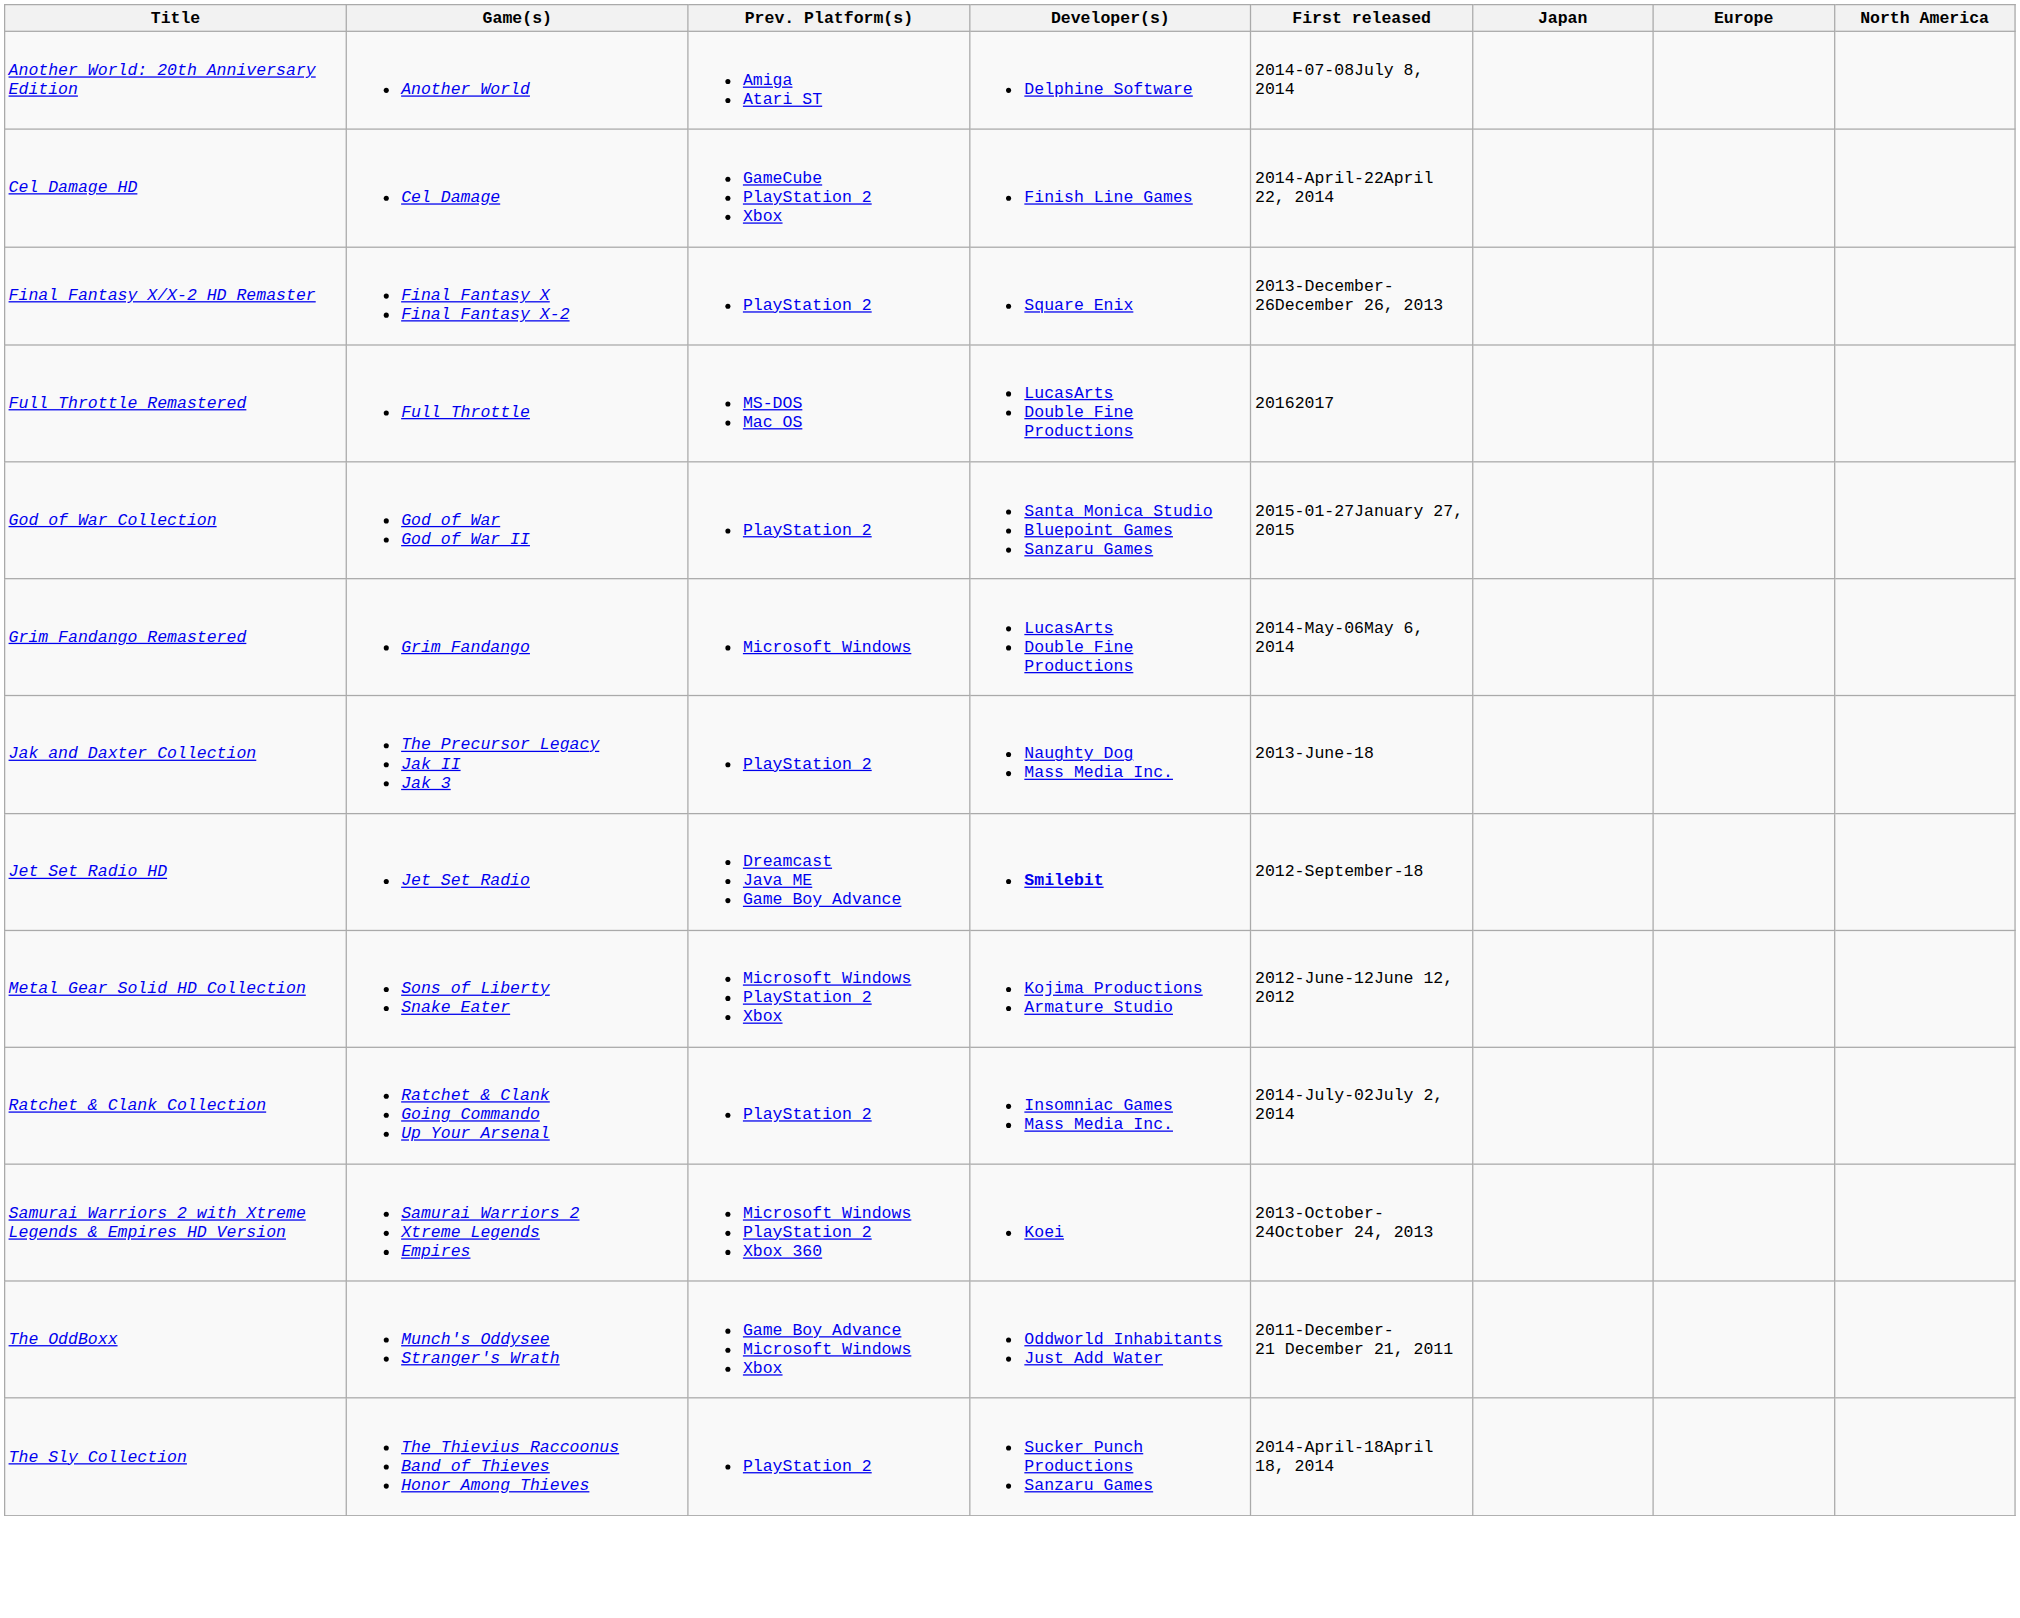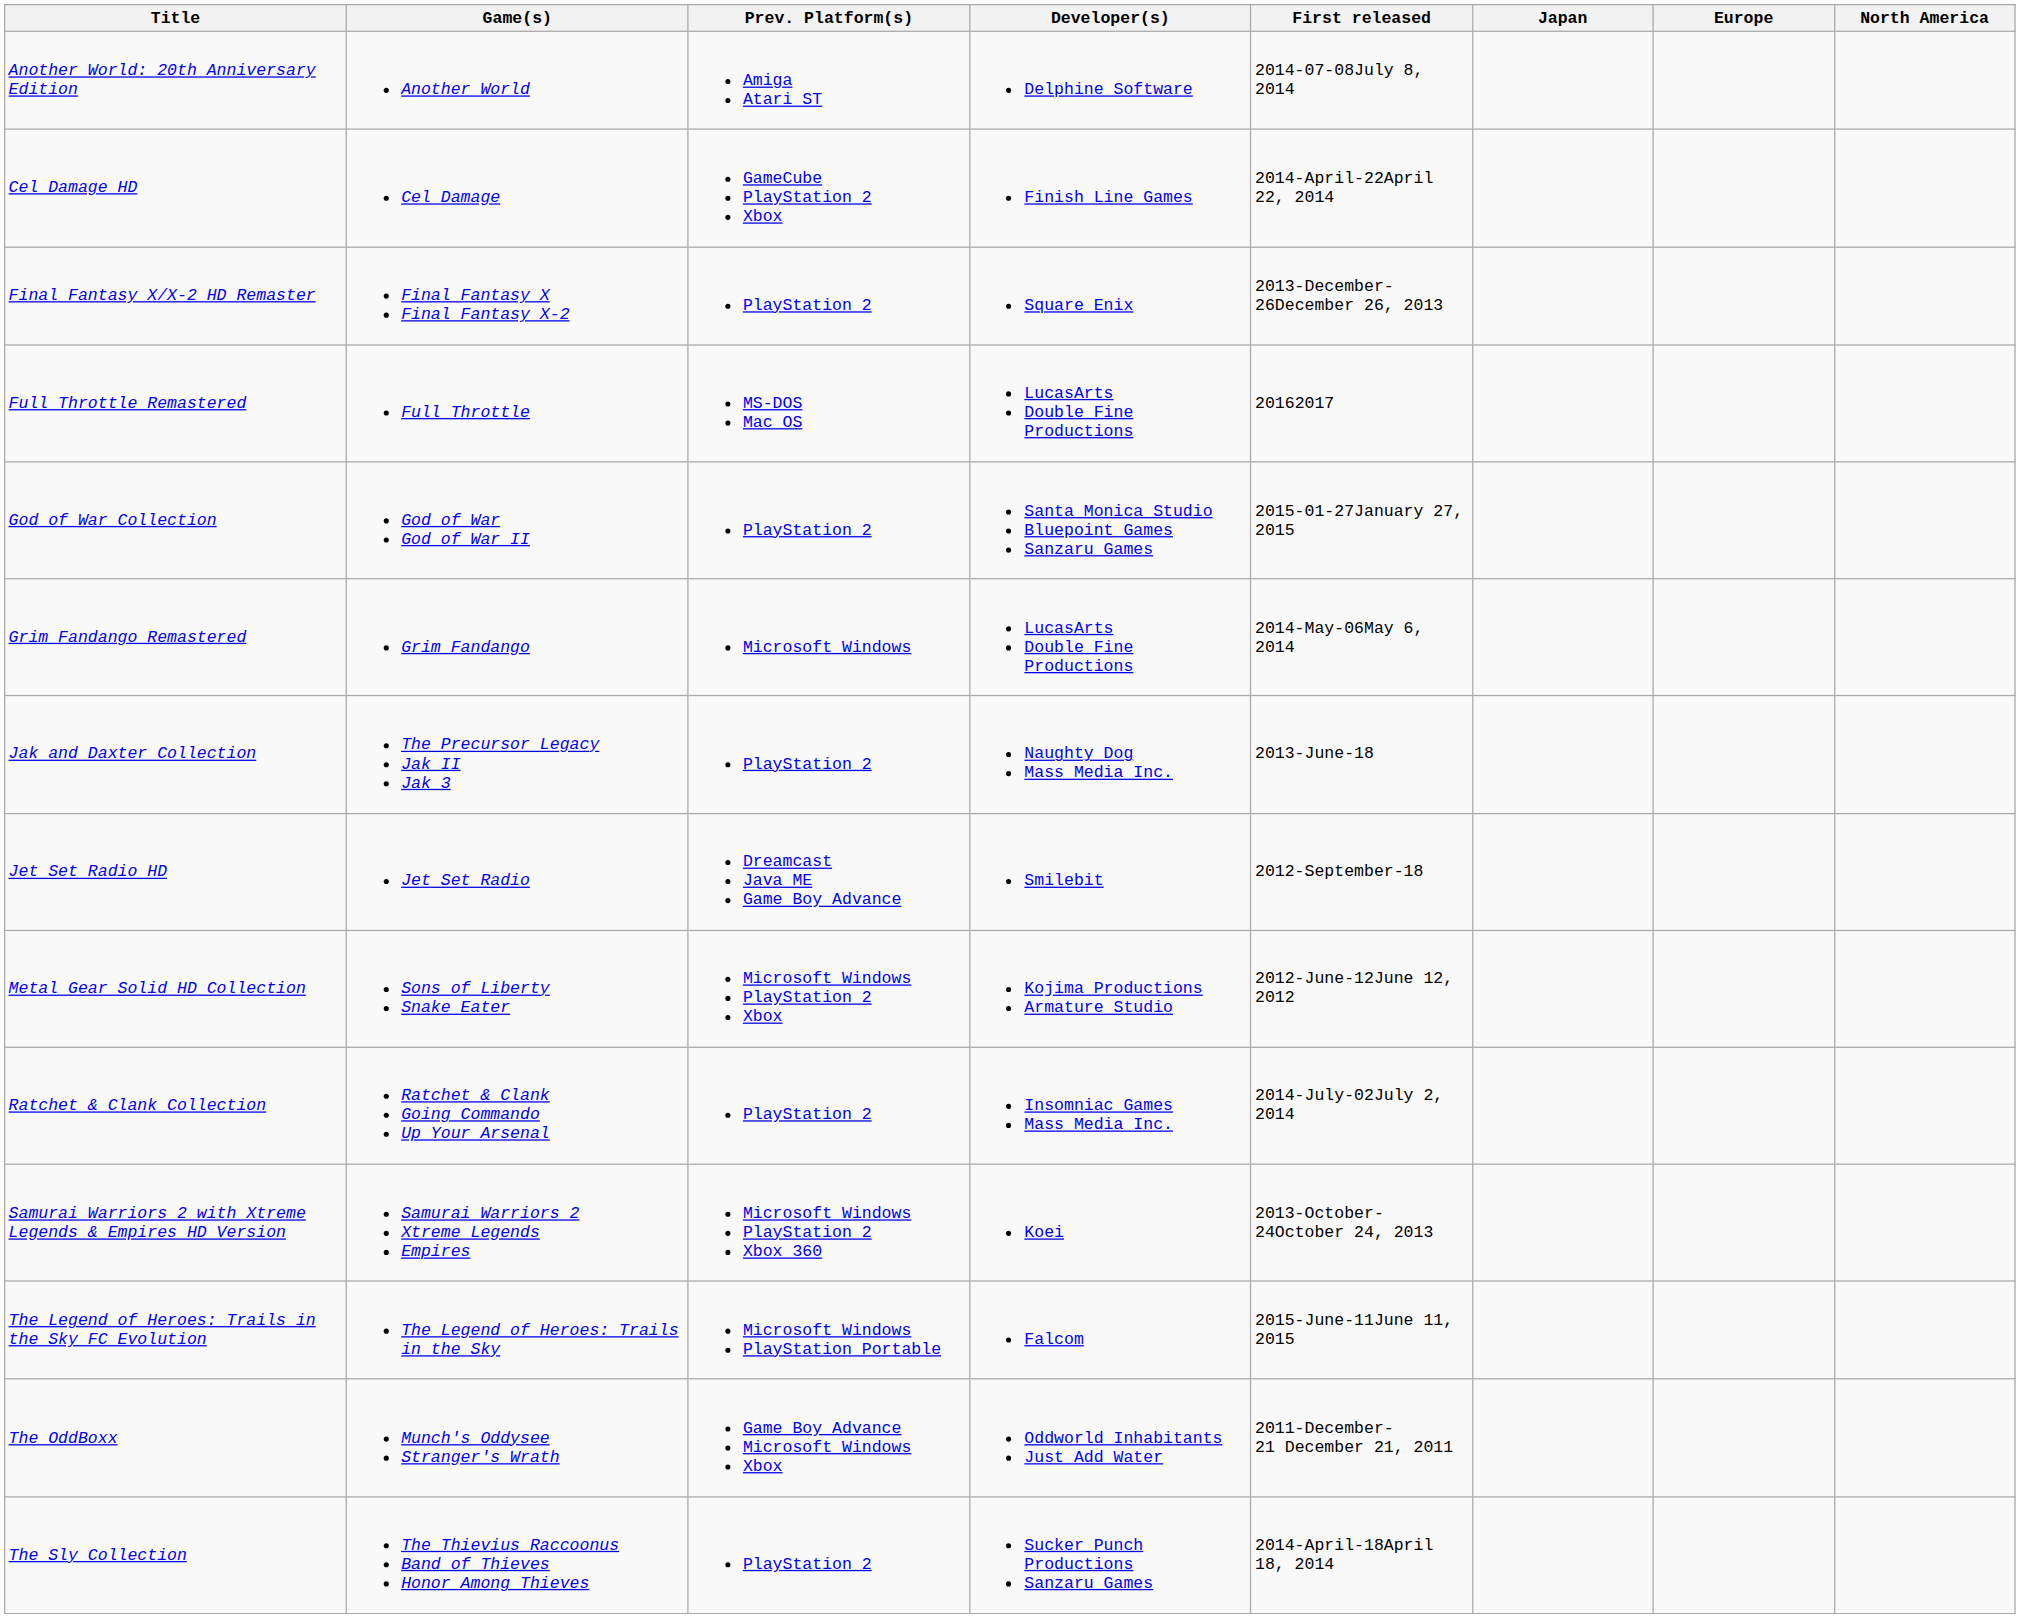(1110, 881) bold -> (1110, 881) normal
+ row: (162, 1330)
